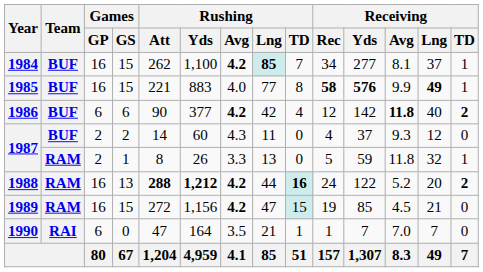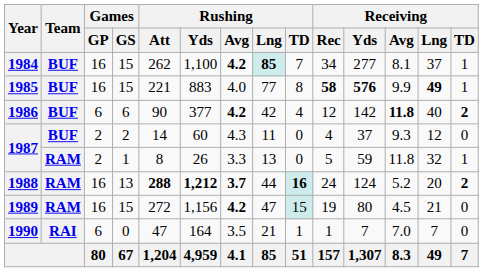(237, 183) 4.2 -> (237, 183) 3.7
(365, 183) 122 -> (365, 183) 124
(365, 207) 85 -> (365, 207) 80
